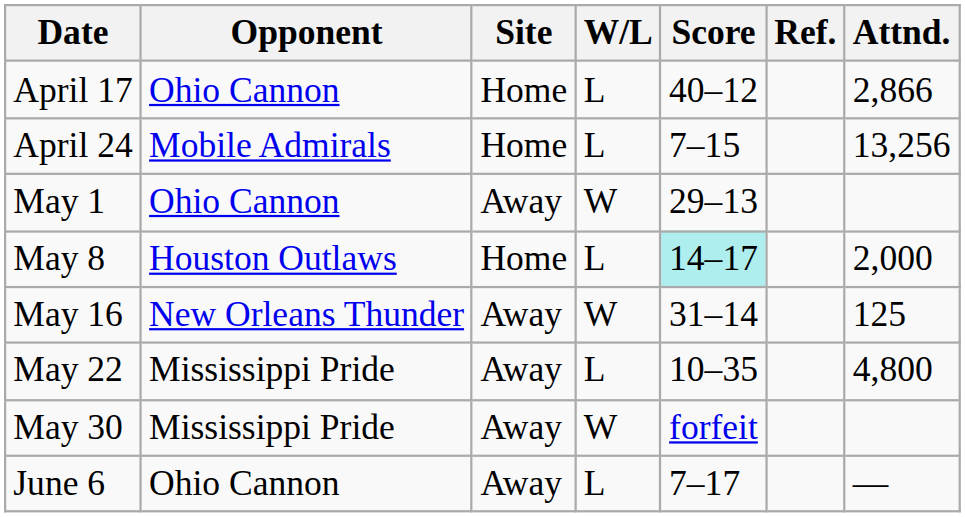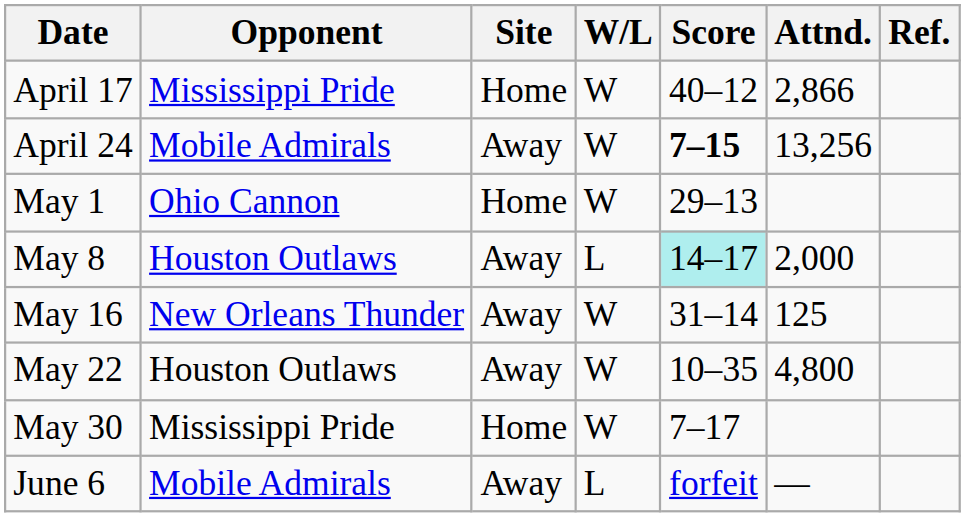columns swapped: (902, 32) <-> (805, 32)
(244, 88) Ohio Cannon -> (272, 88) Mississippi Pride
(594, 88) L -> (600, 88) W
(524, 145) Home -> (521, 145) Away
(594, 145) L -> (600, 145) W
(705, 145) normal -> (705, 145) bold
(521, 201) Away -> (524, 201) Home
(524, 257) Home -> (521, 257) Away
(272, 370) Mississippi Pride -> (273, 370) Houston Outlaws
(594, 370) L -> (600, 370) W
(521, 426) Away -> (524, 426) Home
(713, 426) forfeit -> (705, 426) 7–17
(244, 483) Ohio Cannon -> (270, 483) Mobile Admirals
(705, 483) 7–17 -> (713, 483) forfeit
